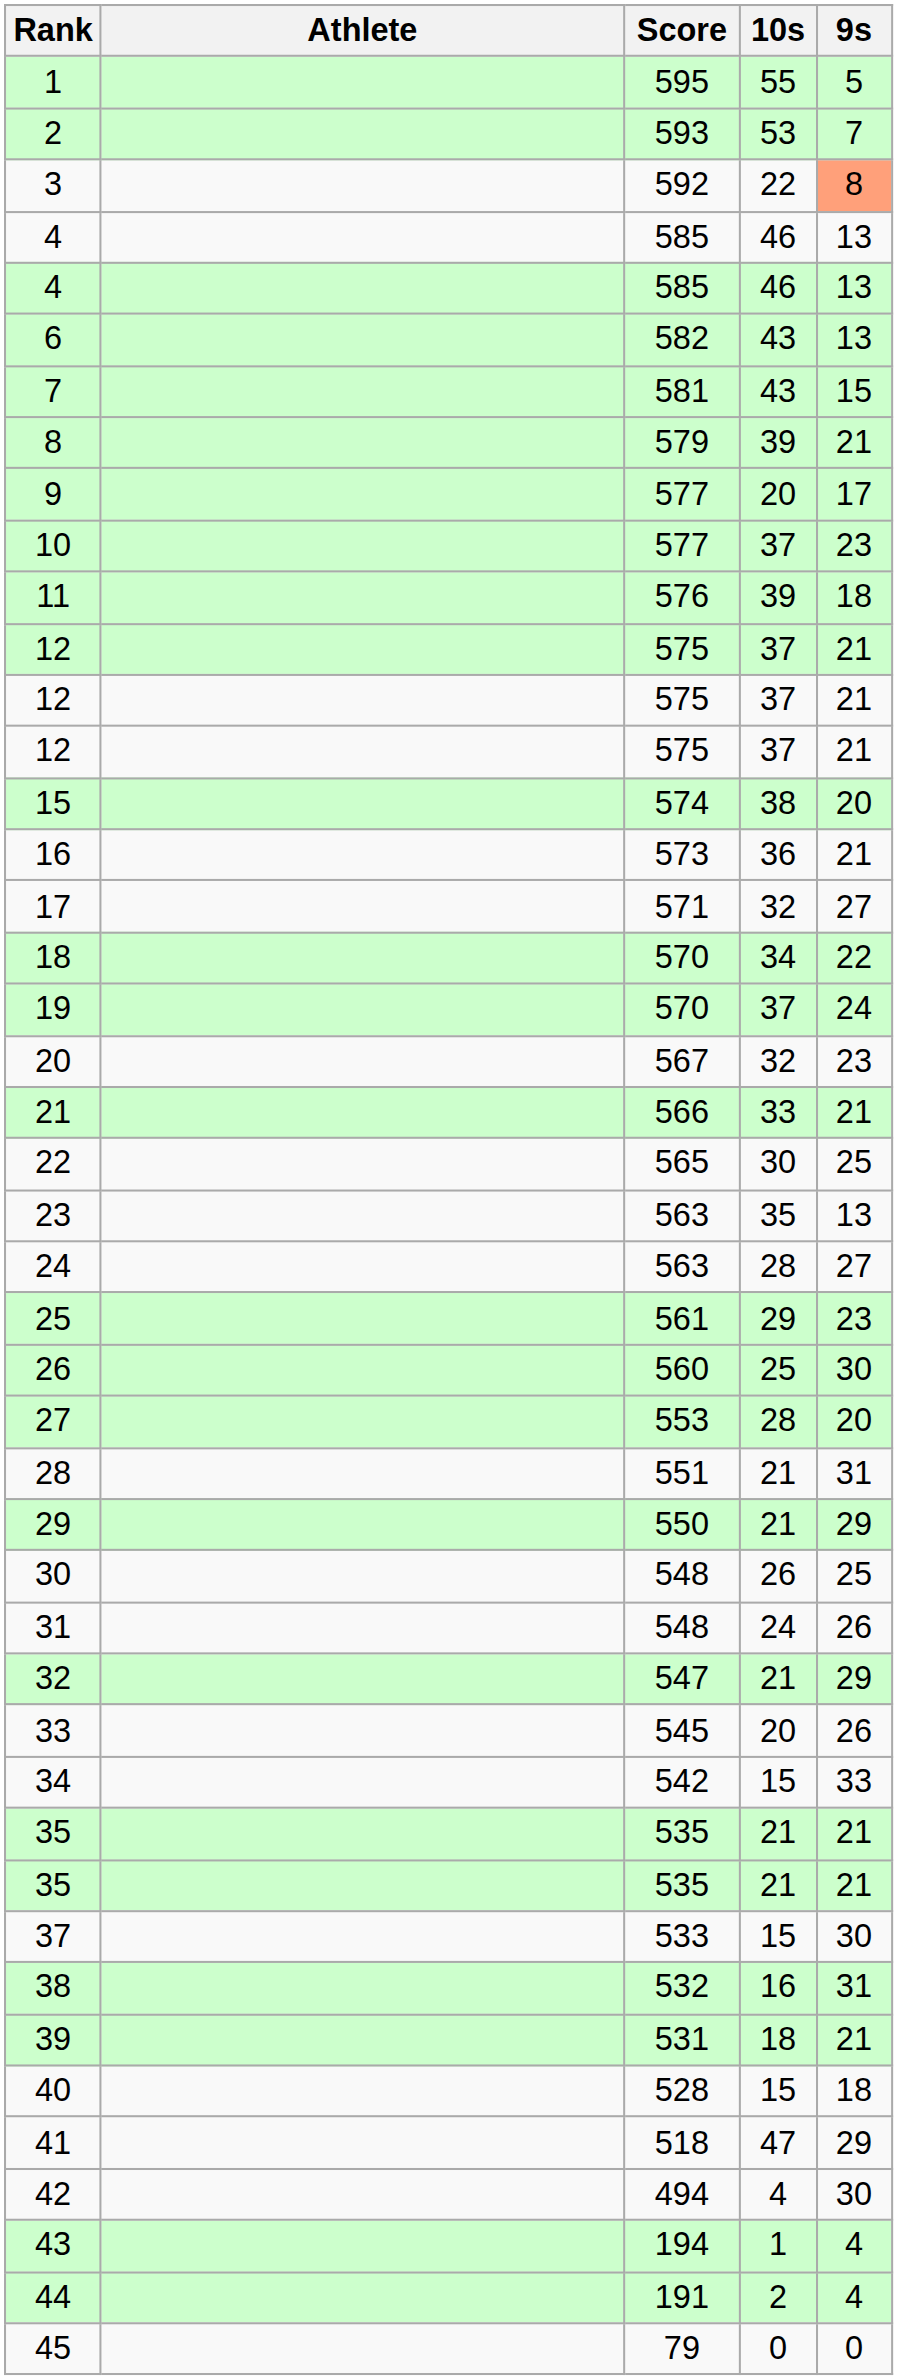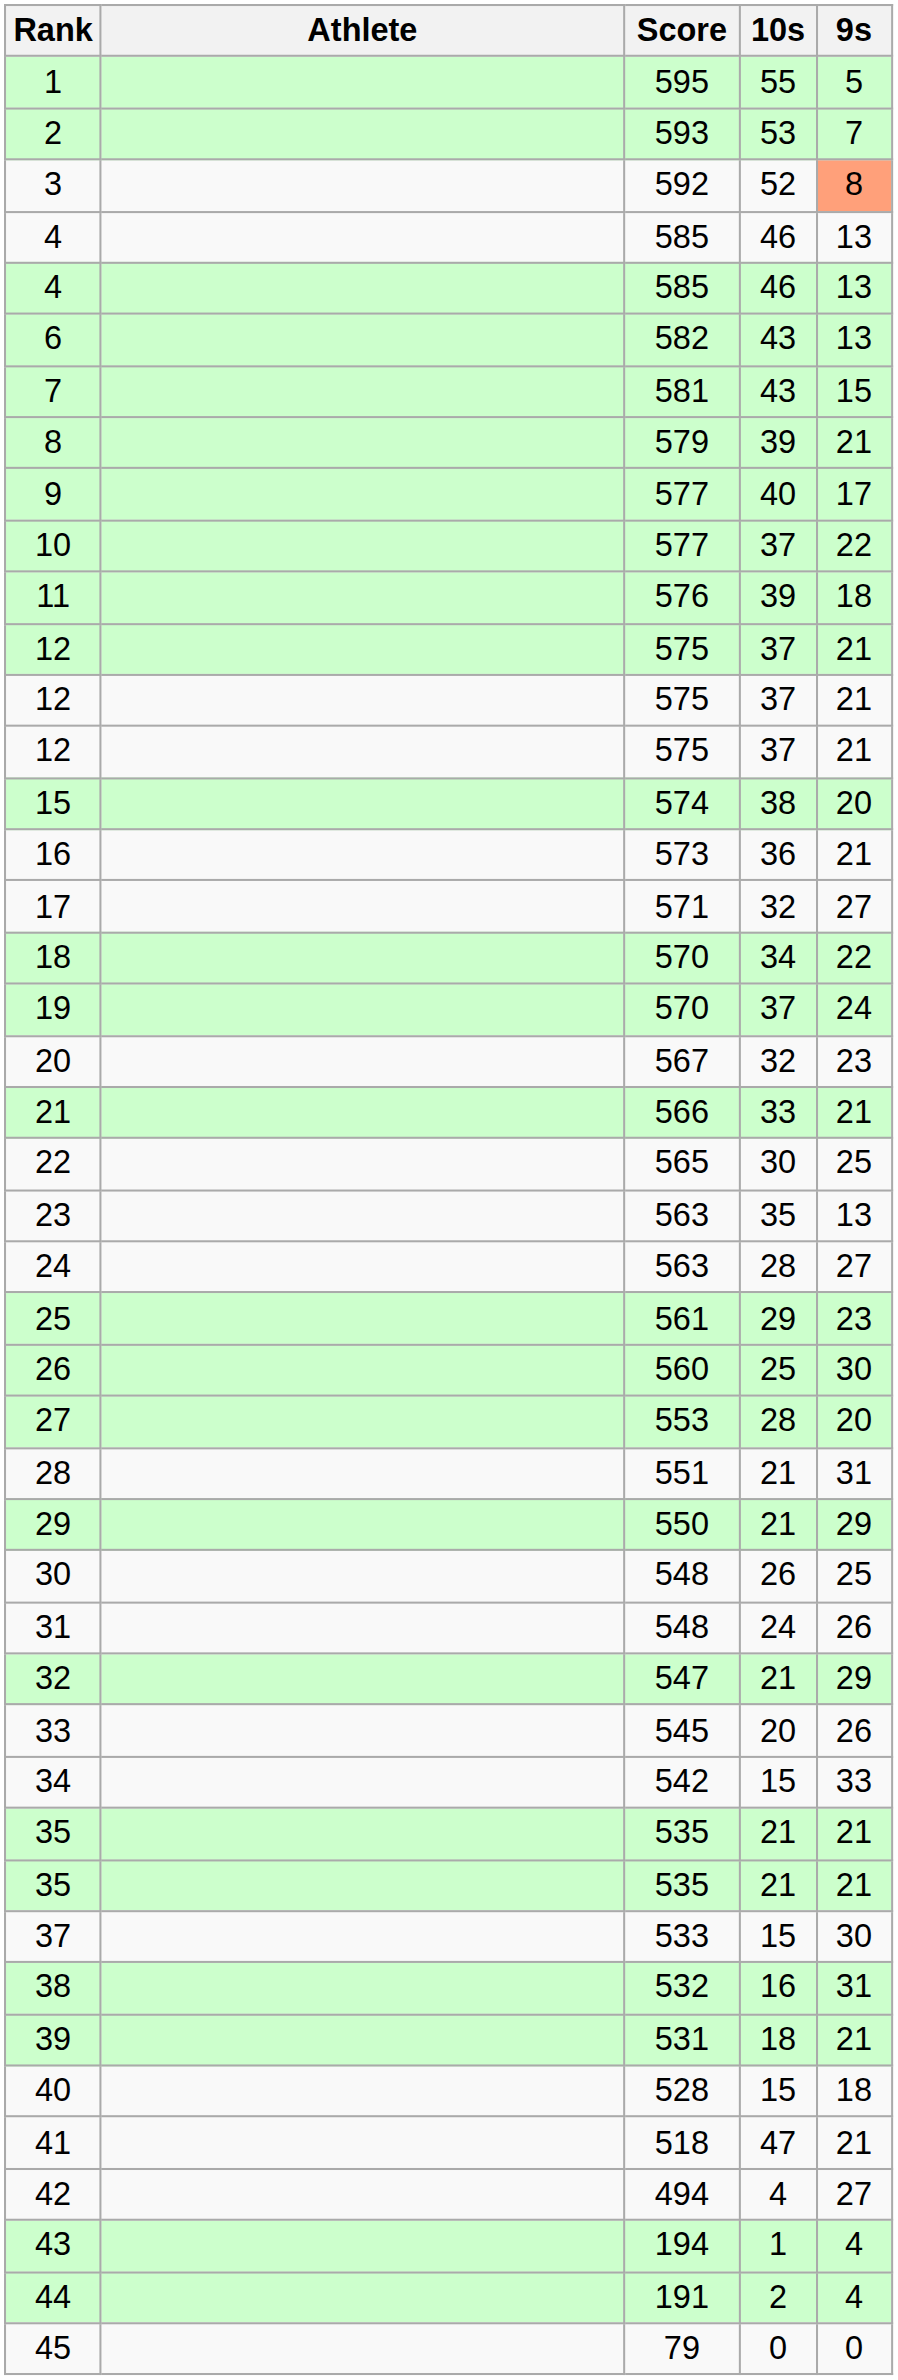(778, 184) 22 -> (778, 184) 52
(778, 493) 20 -> (778, 493) 40
(854, 545) 23 -> (854, 545) 22
(854, 2142) 29 -> (854, 2142) 21
(854, 2193) 30 -> (854, 2193) 27
